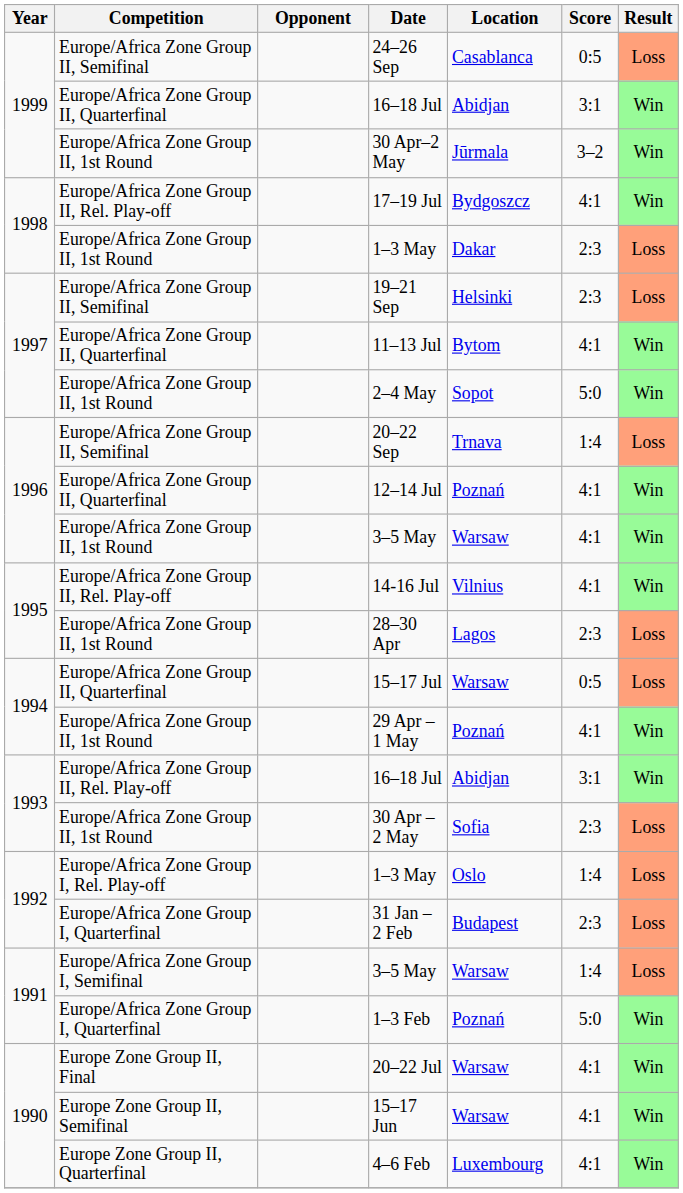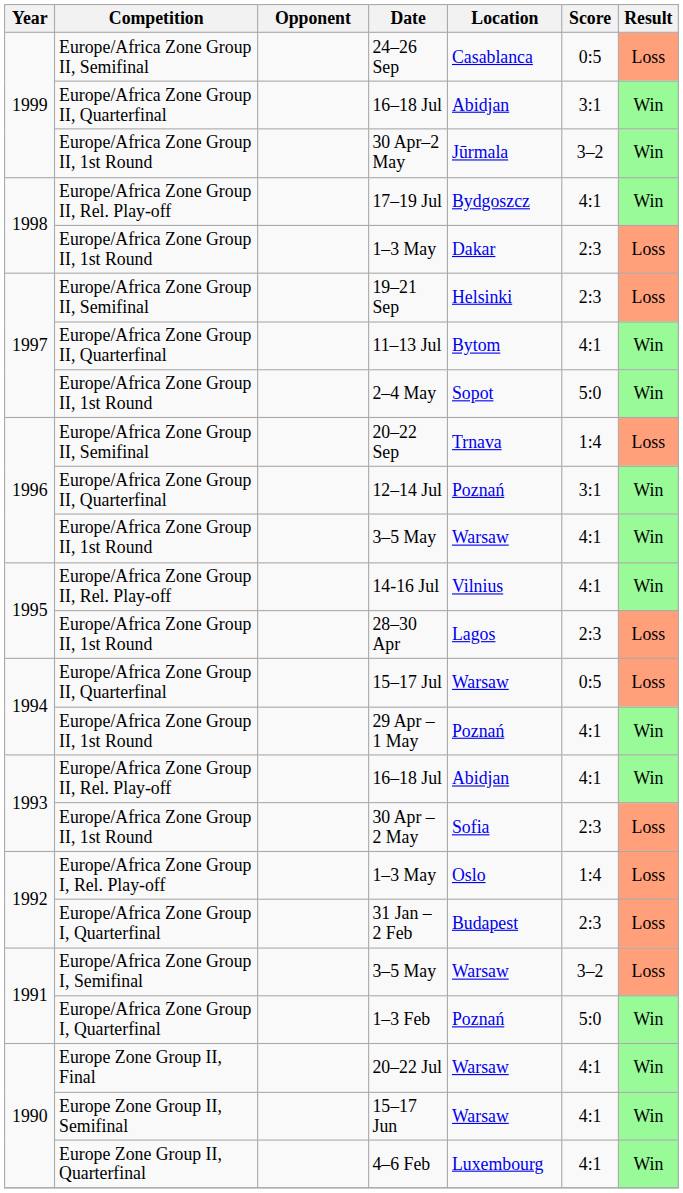(590, 490) 4:1 -> (590, 490) 3:1
(590, 778) 3:1 -> (590, 778) 4:1
(590, 971) 1:4 -> (590, 971) 3–2
